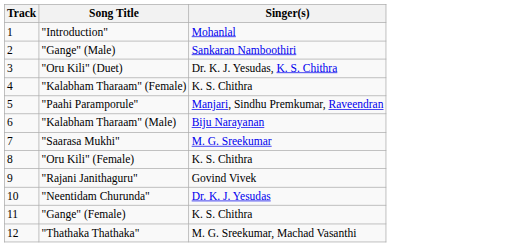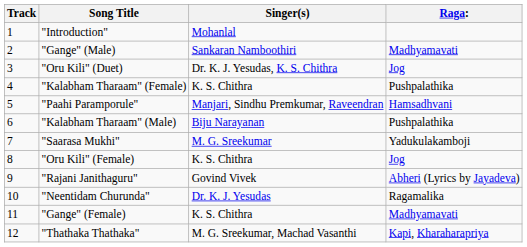+ column: (454, 13)
